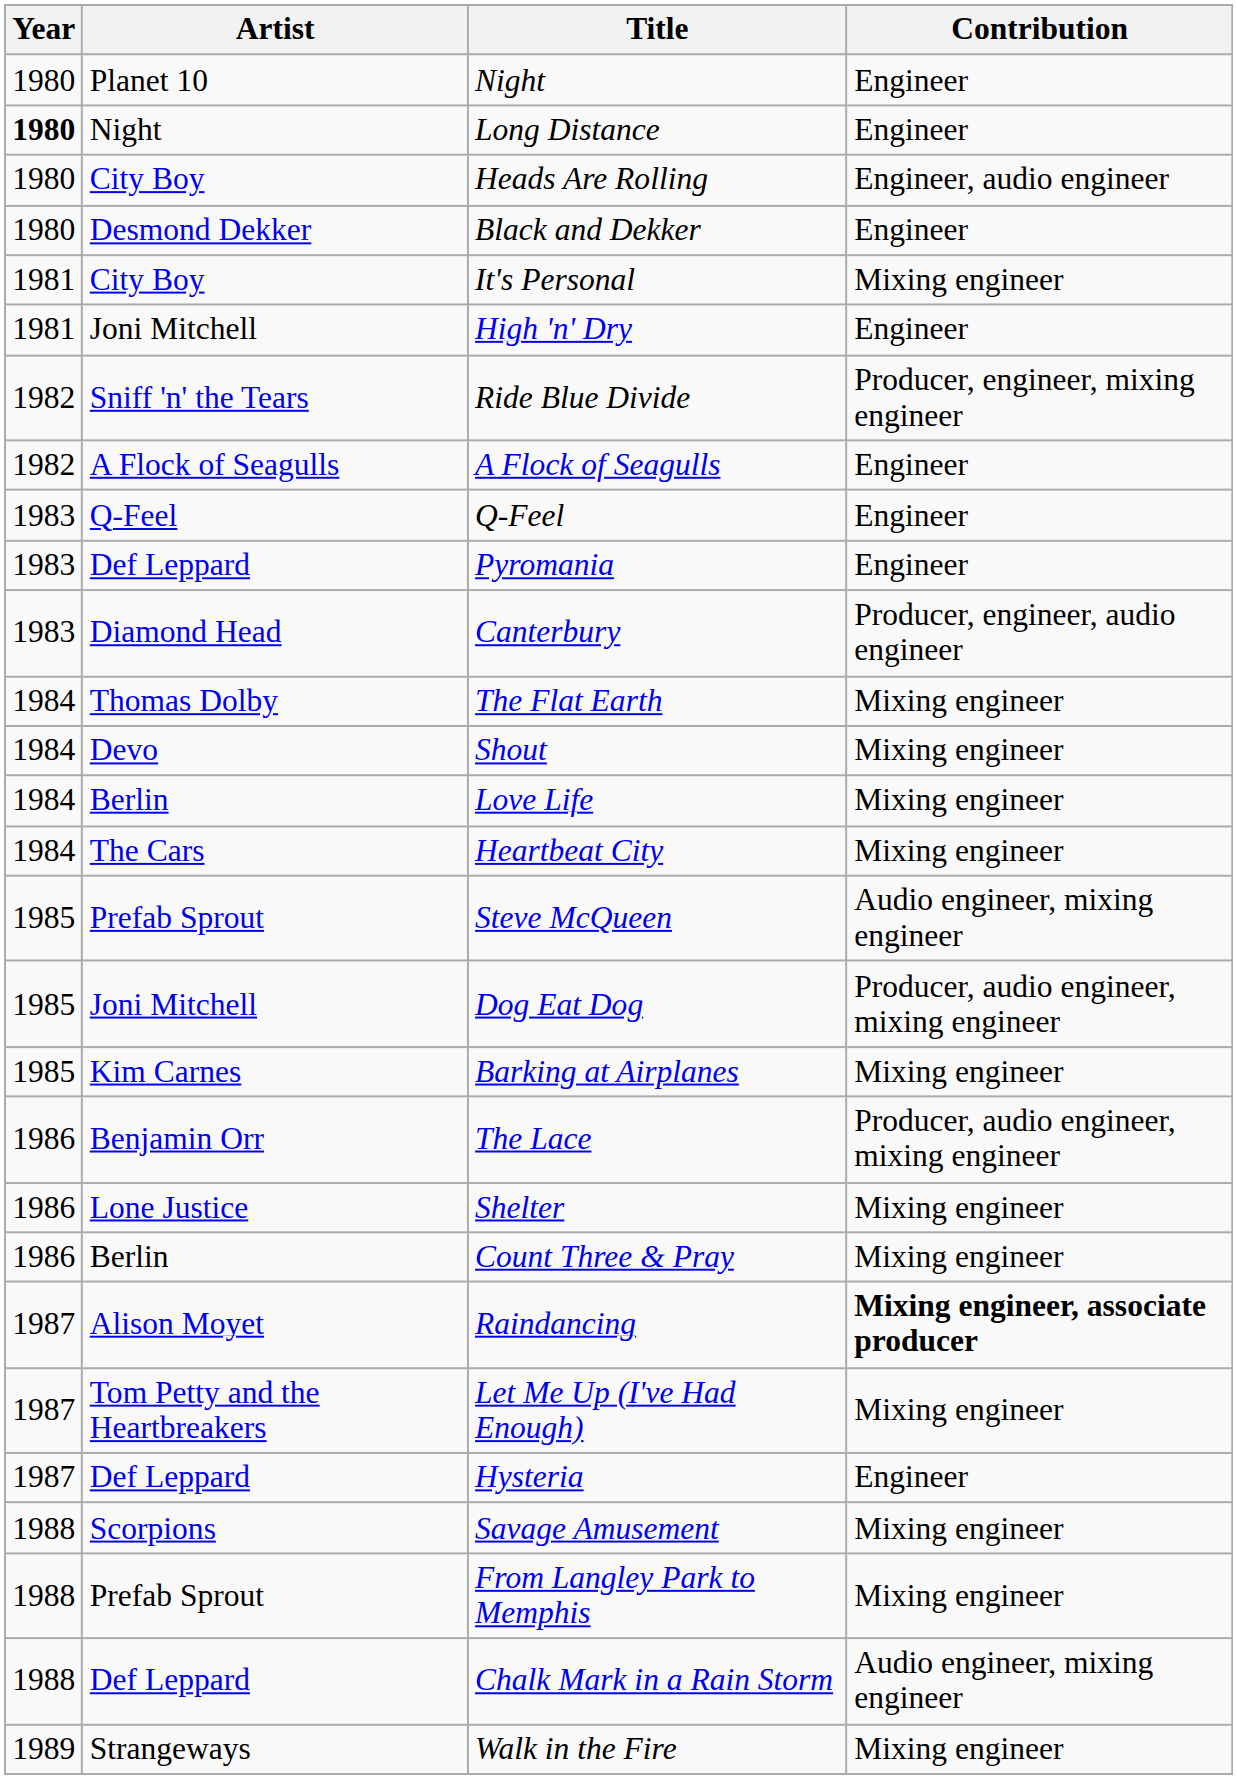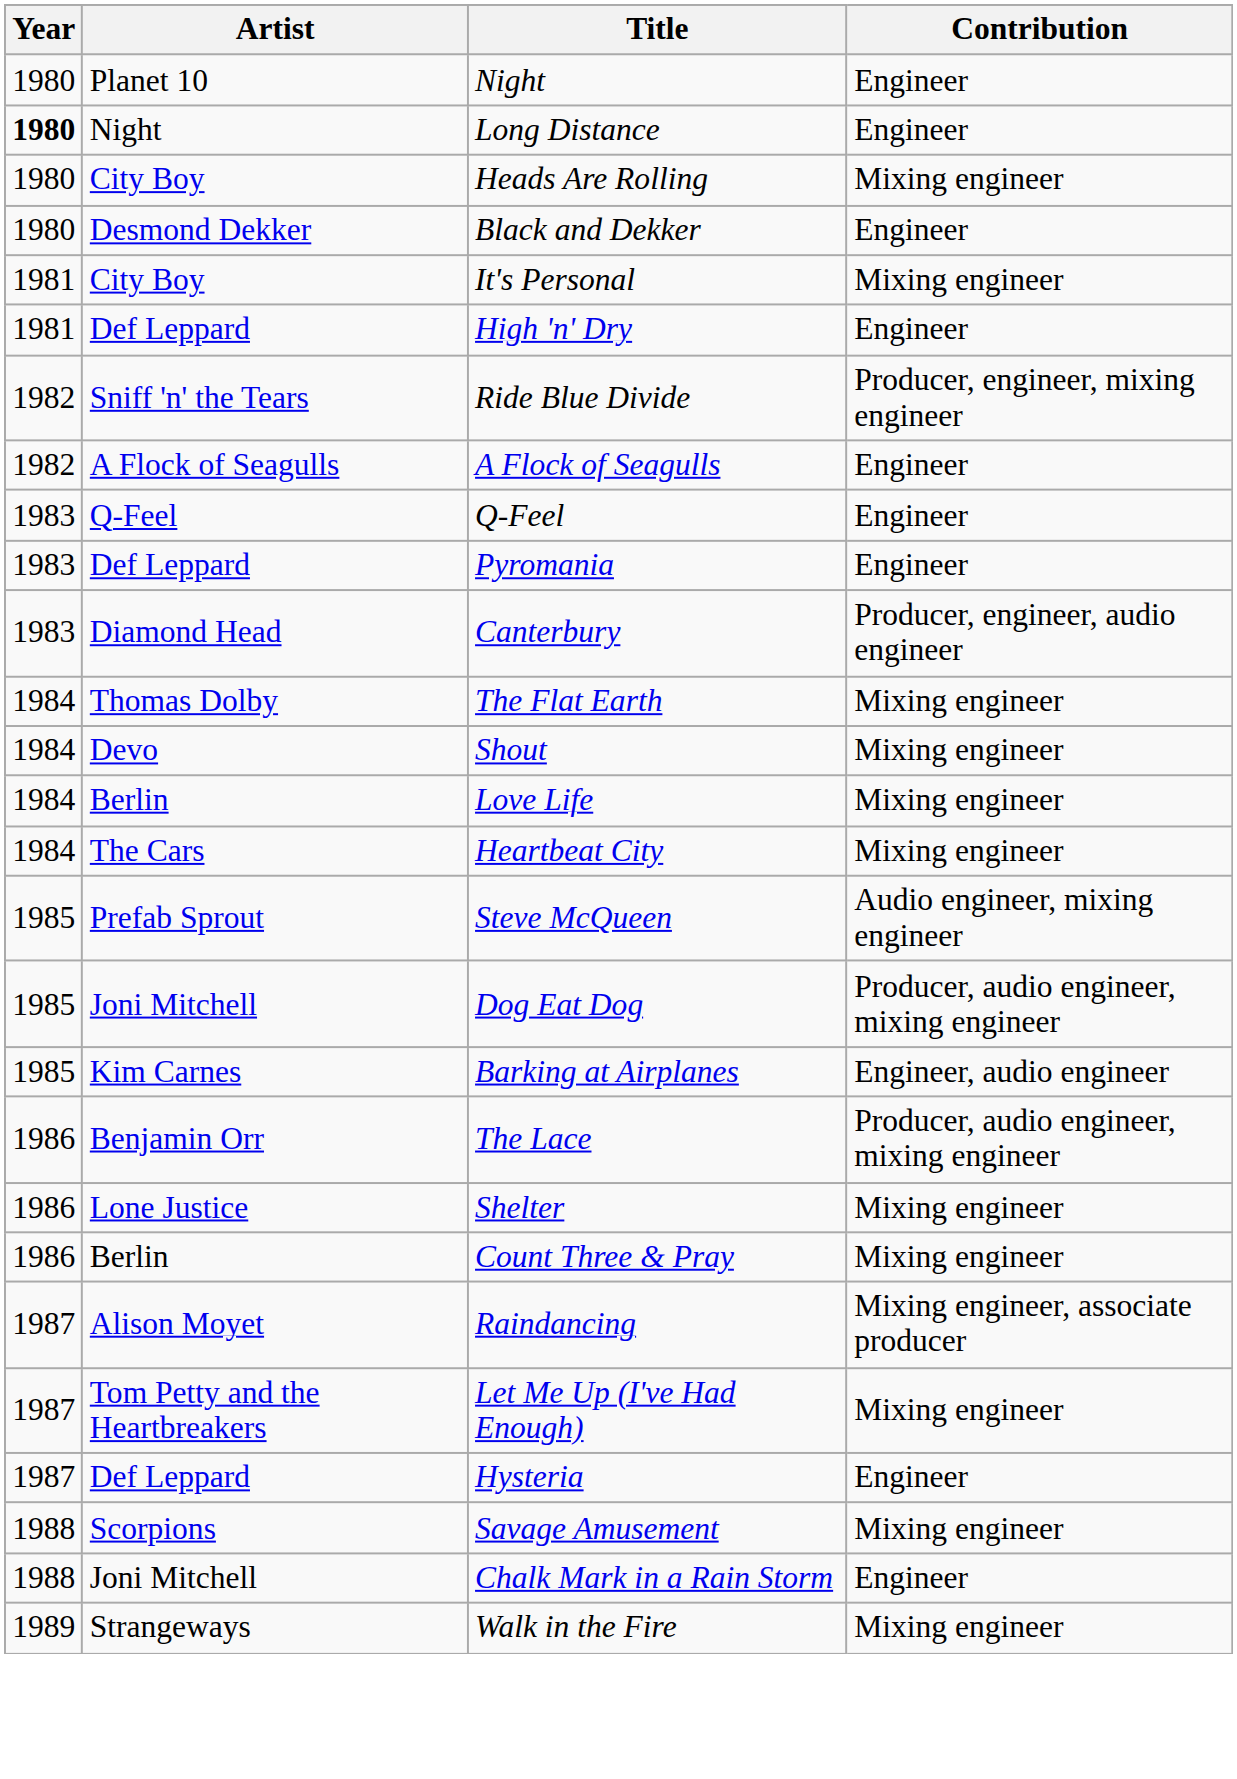(1012, 179) Engineer, audio engineer -> (959, 179) Mixing engineer
(173, 329) Joni Mitchell -> (170, 329) Def Leppard
(959, 1071) Mixing engineer -> (1012, 1071) Engineer, audio engineer
(1030, 1324) bold -> (1023, 1324) normal
- row: (615, 1595)
(170, 1680) Def Leppard -> (173, 1577) Joni Mitchell
(1004, 1680) Audio engineer, mixing engineer -> (911, 1577) Engineer
